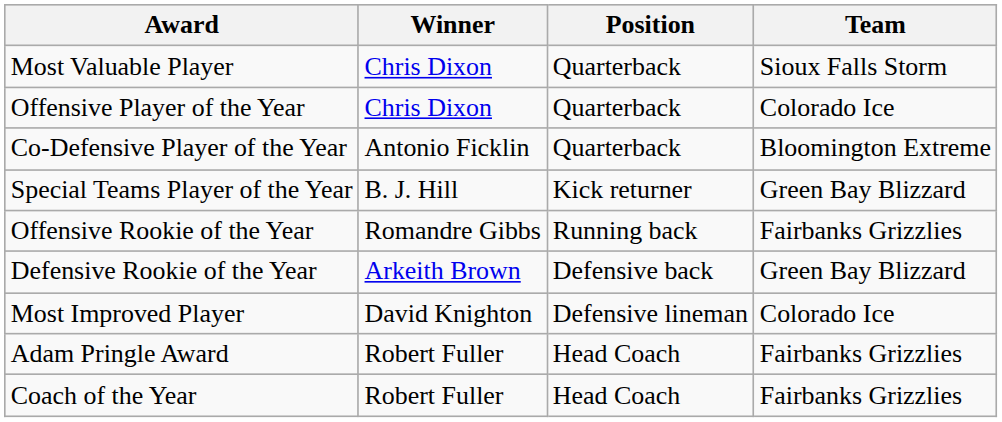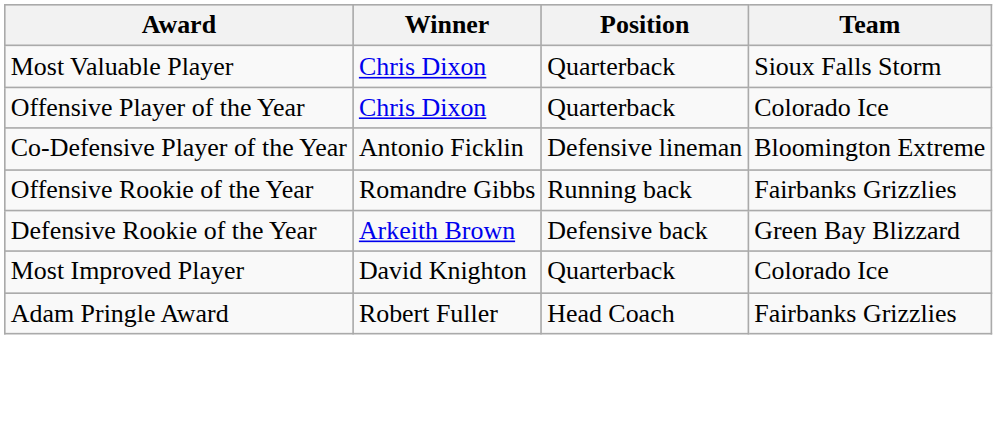(617, 148) Quarterback -> (645, 148) Defensive lineman
- row: (182, 189)
(650, 312) Defensive lineman -> (611, 271) Quarterback
- row: (104, 395)
